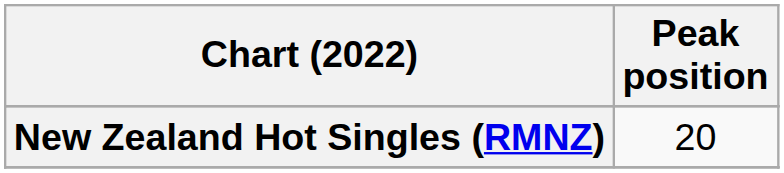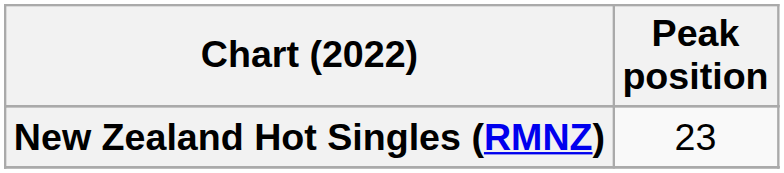(695, 136) 20 -> (695, 136) 23
